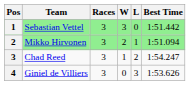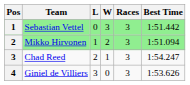columns swapped: (104, 12) <-> (136, 12)
